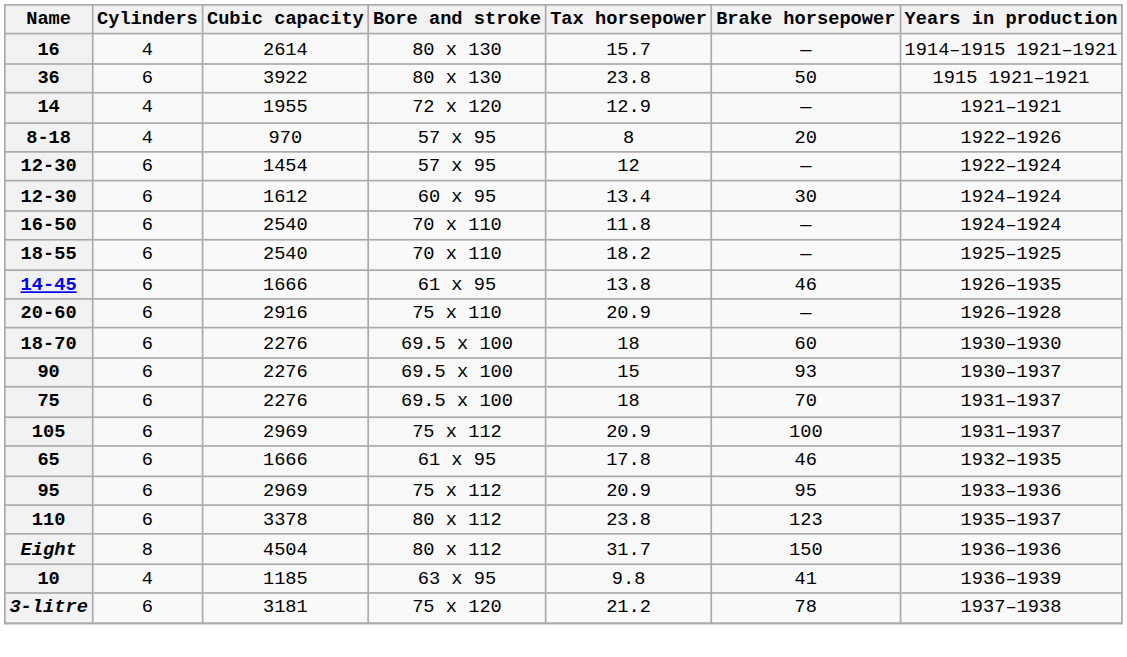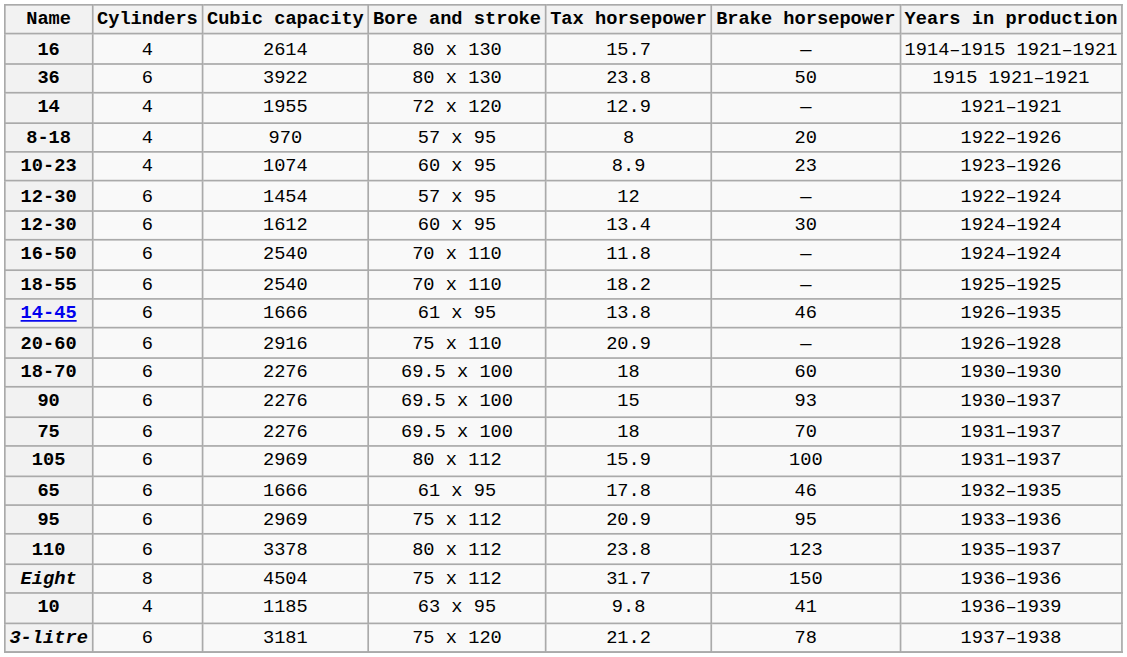+ row: (49, 167)
(457, 431) 75 x 112 -> (457, 461) 80 x 112
(629, 431) 20.9 -> (629, 461) 15.9
(457, 549) 80 x 112 -> (457, 579) 75 x 112
